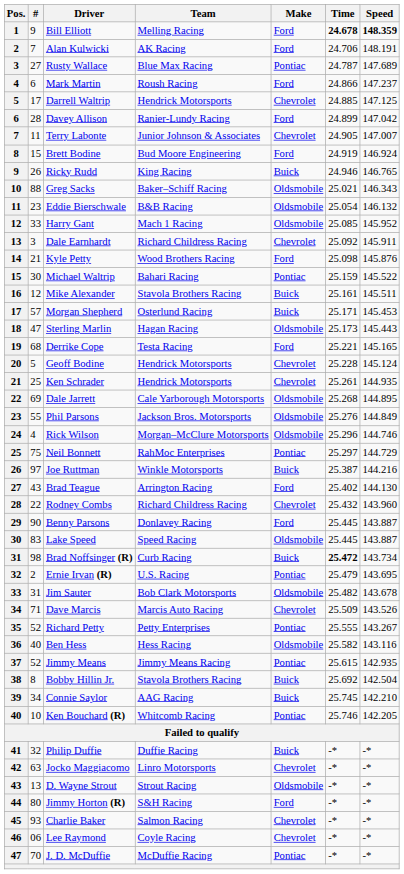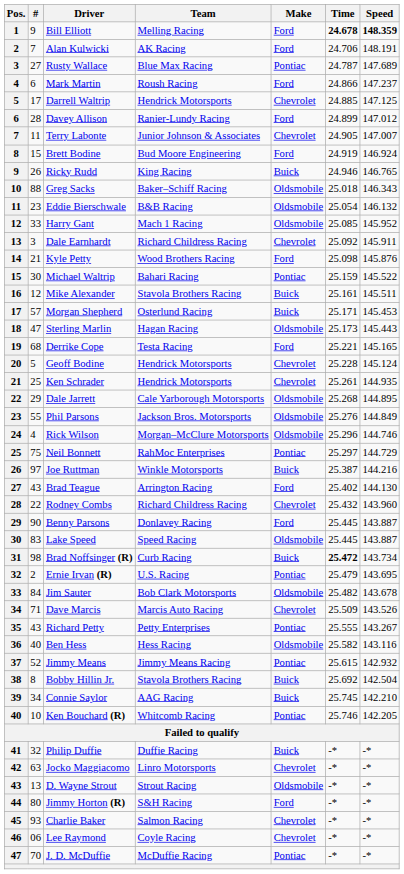(380, 118) 147.042 -> (380, 118) 147.012
(343, 188) 25.021 -> (343, 188) 25.018
(36, 399) 69 -> (36, 399) 29
(36, 592) 31 -> (36, 592) 84
(36, 627) 52 -> (36, 627) 43
(380, 662) 142.935 -> (380, 662) 142.932
